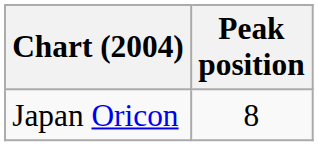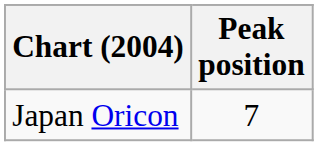(251, 114) 8 -> (251, 114) 7
